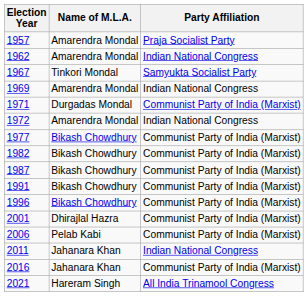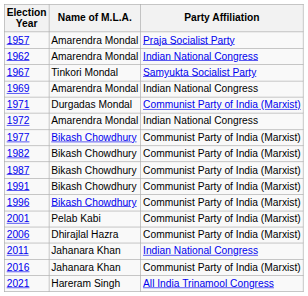(85, 219) Dhirajlal Hazra -> (76, 219) Pelab Kabi
(76, 235) Pelab Kabi -> (85, 235) Dhirajlal Hazra
